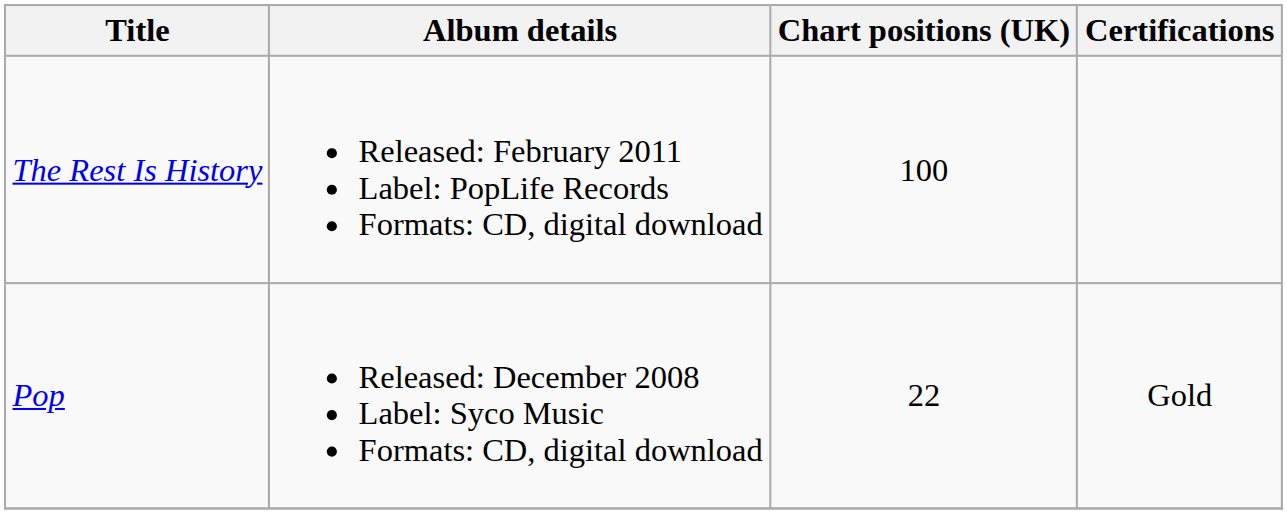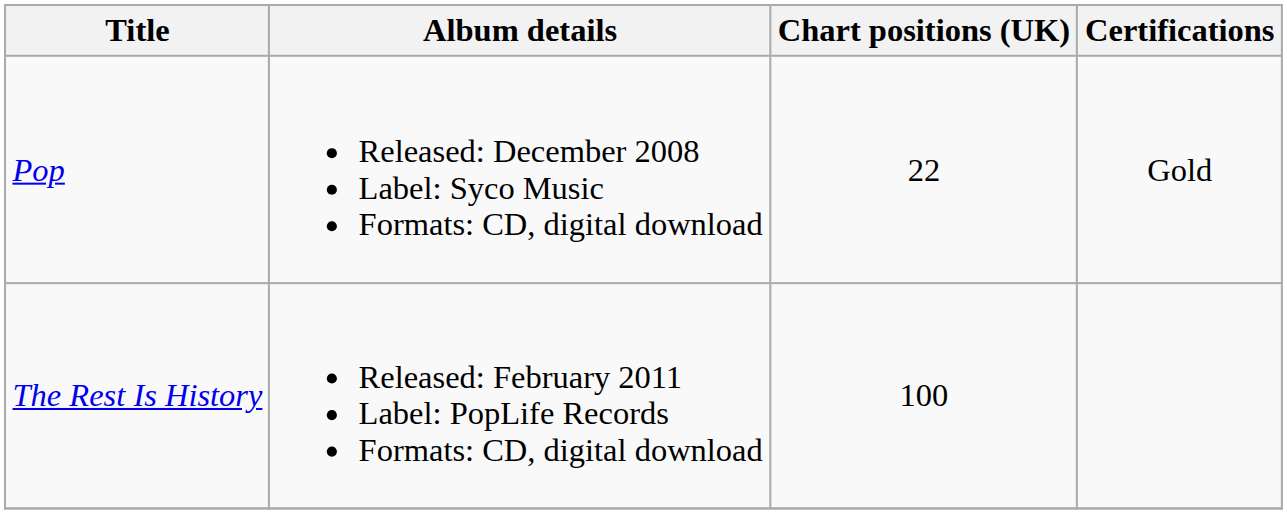rows swapped: (39, 395) <-> (137, 169)
